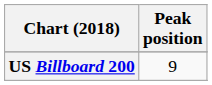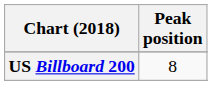(173, 66) 9 -> (173, 66) 8
